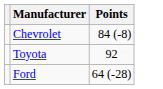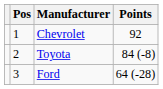+ column: (22, 14)
(115, 34) 84 (-8) -> (135, 34) 92
(112, 54) 92 -> (139, 54) 84 (-8)
